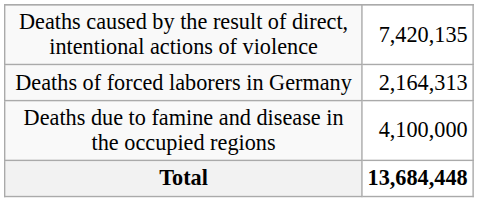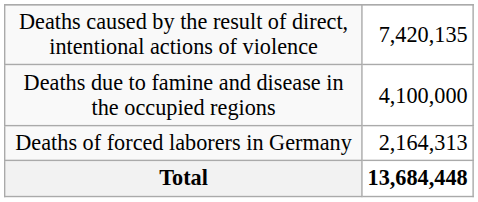rows swapped: (184, 82) <-> (184, 130)
